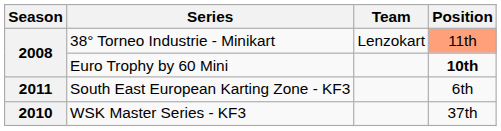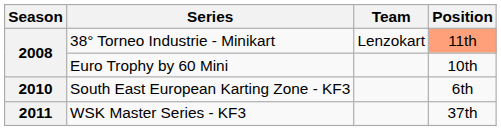(463, 65) bold -> (463, 65) normal
(36, 89) 2011 -> (36, 89) 2010
(36, 113) 2010 -> (36, 113) 2011
